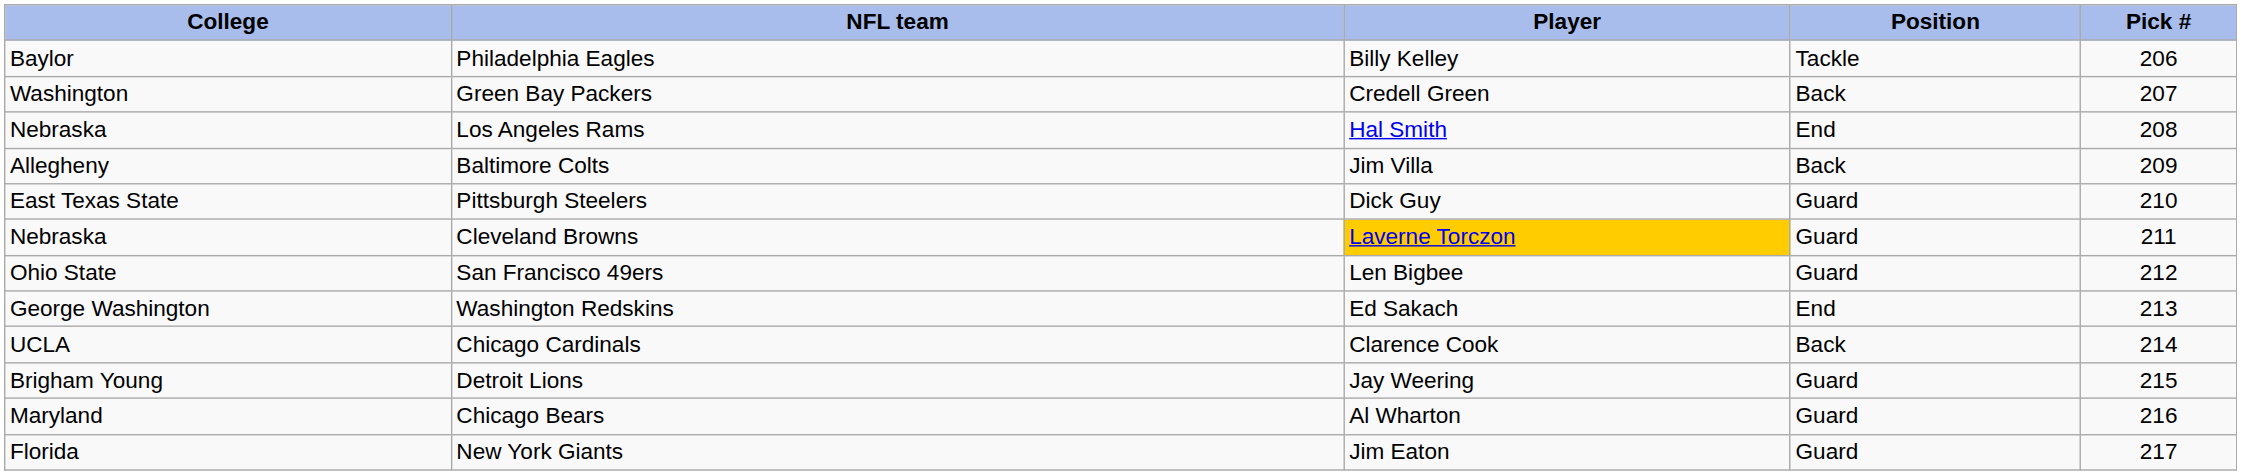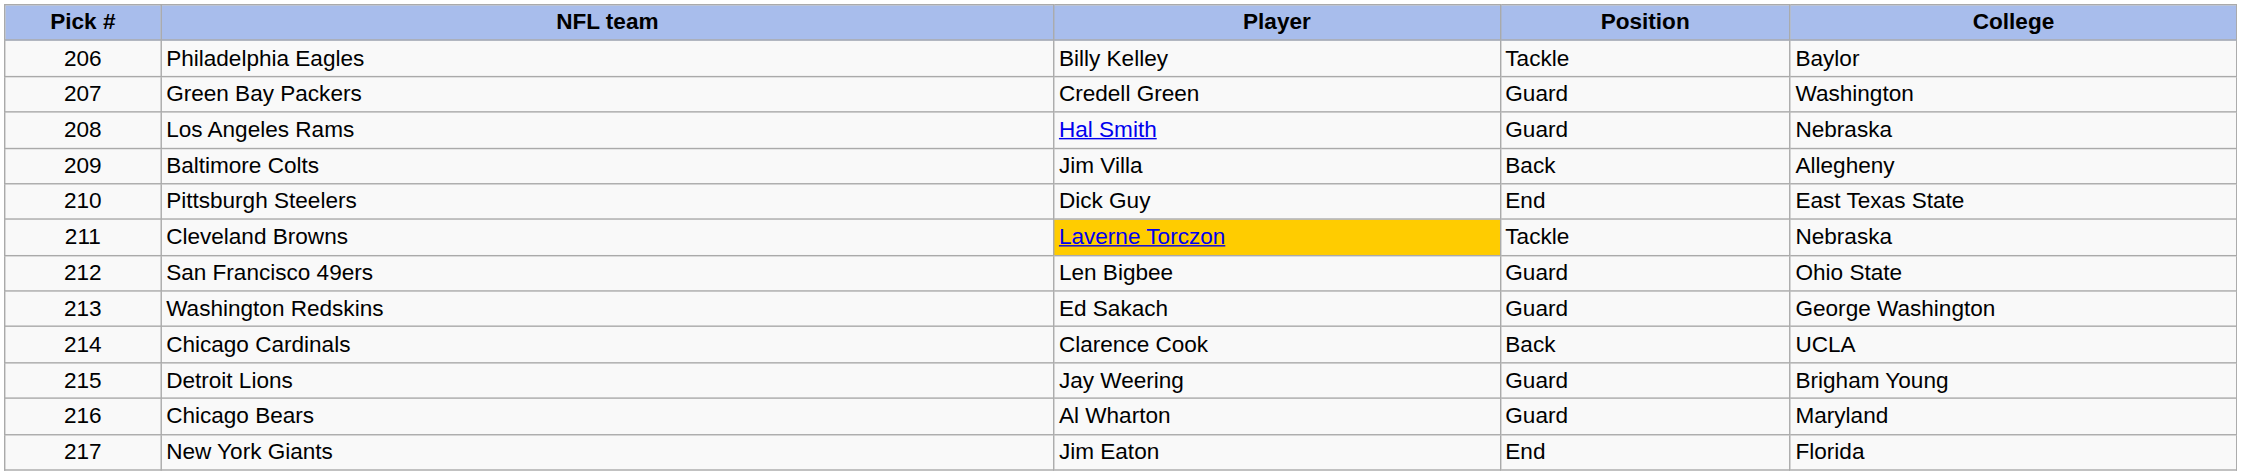columns swapped: (2159, 22) <-> (228, 22)
(1821, 93) Back -> (1537, 93) Guard
(1816, 129) End -> (1537, 129) Guard
(1827, 201) Guard -> (1525, 201) End
(1827, 237) Guard -> (1537, 237) Tackle
(1816, 308) End -> (1537, 308) Guard
(1827, 451) Guard -> (1525, 451) End
